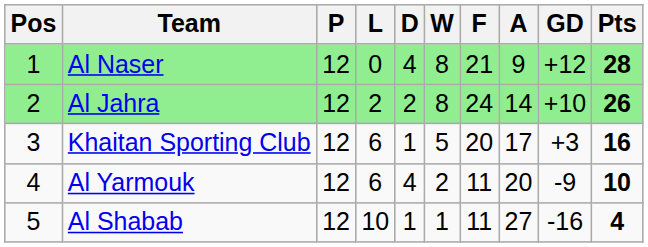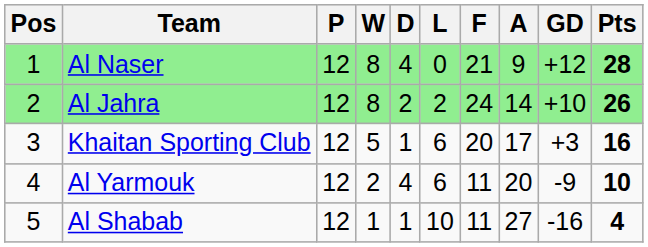columns swapped: (442, 24) <-> (375, 24)
